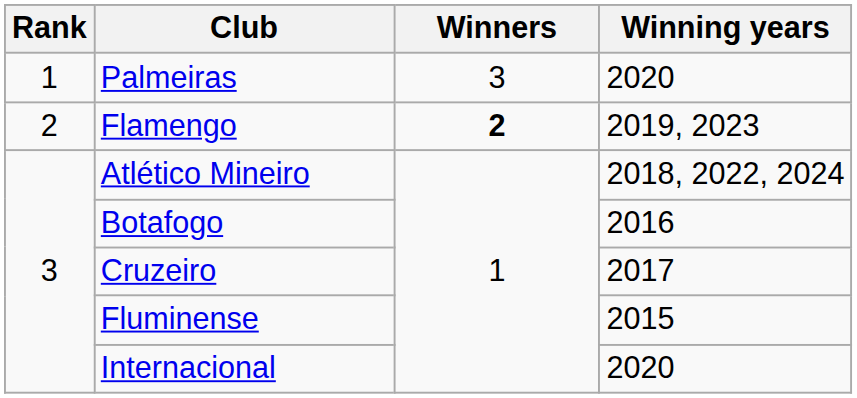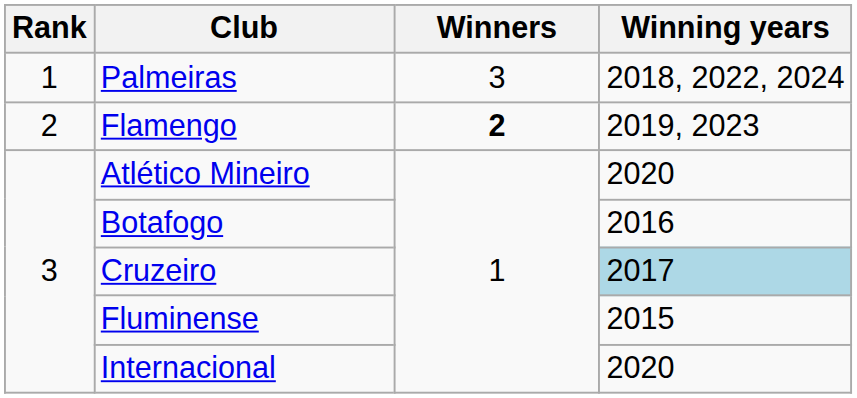(640, 77) 2020 -> (725, 77) 2018, 2022, 2024
(725, 174) 2018, 2022, 2024 -> (640, 174) 2020
(640, 271) no background -> (640, 271) lightblue background
